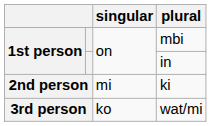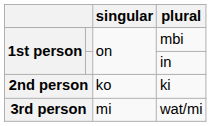(104, 86) mi -> (104, 86) ko
(104, 109) ko -> (104, 109) mi
